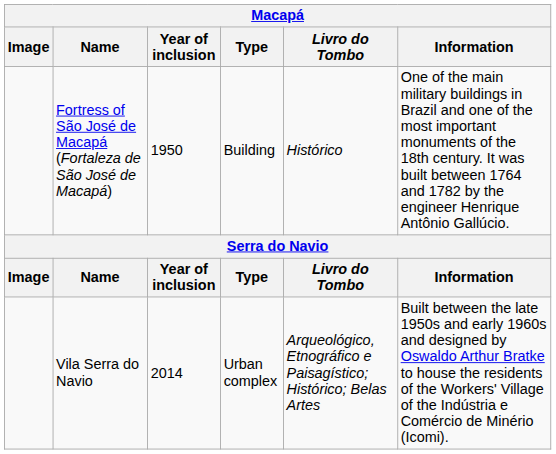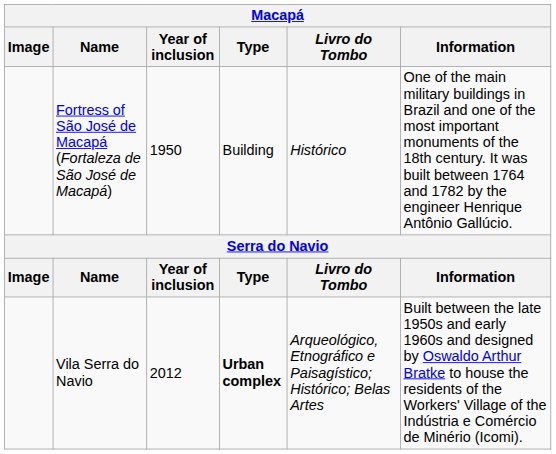(167, 373) 2014 -> (166, 373) 2012
(250, 373) normal -> (252, 373) bold
